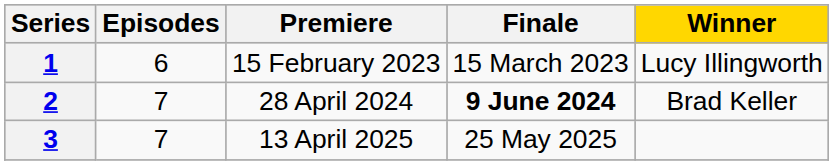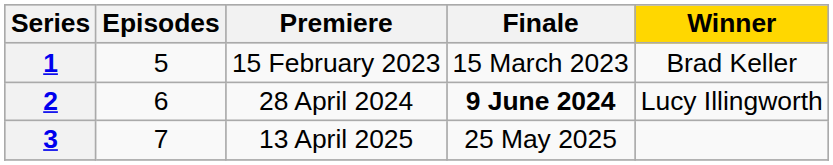(161, 62) 6 -> (161, 62) 5
(732, 62) Lucy Illingworth -> (732, 62) Brad Keller
(161, 100) 7 -> (161, 100) 6
(732, 100) Brad Keller -> (732, 100) Lucy Illingworth
